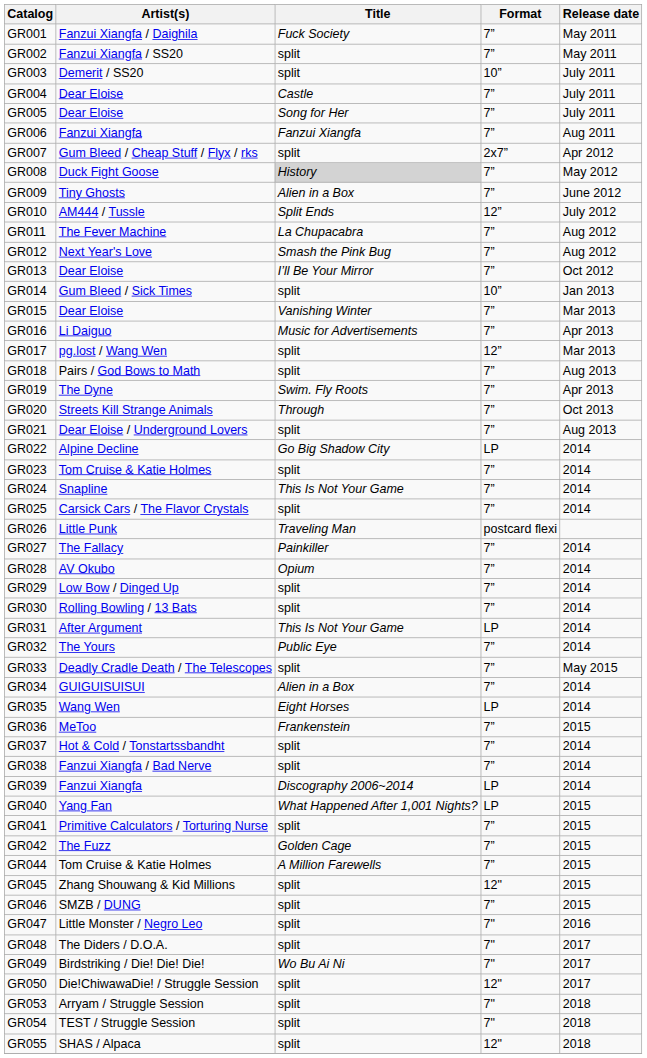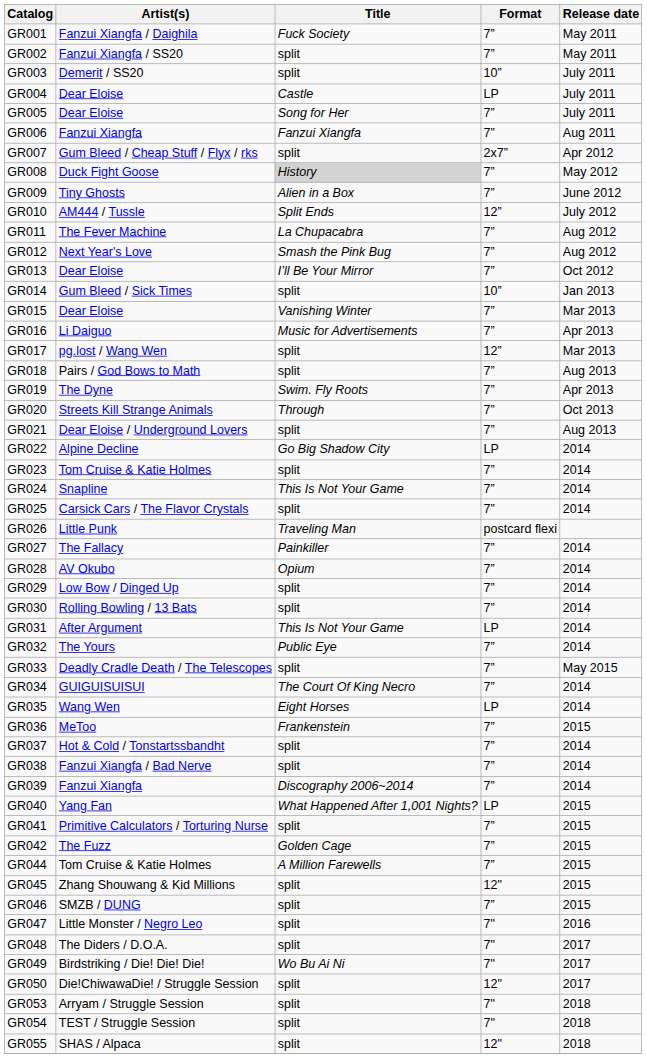(489, 93) 7” -> (491, 93) LP
(316, 687) Alien in a Box -> (346, 687) The Court Of King Necro
(491, 786) LP -> (489, 786) 7”
